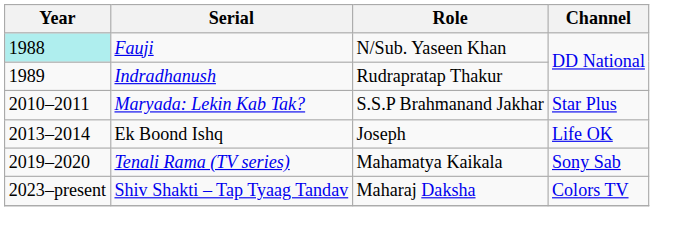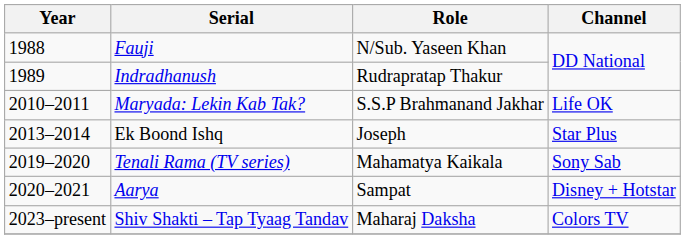(27, 47) paleturquoise background -> (27, 47) no background
(584, 104) Star Plus -> (582, 104) Life OK
(582, 133) Life OK -> (584, 133) Star Plus
+ row: (137, 190)
